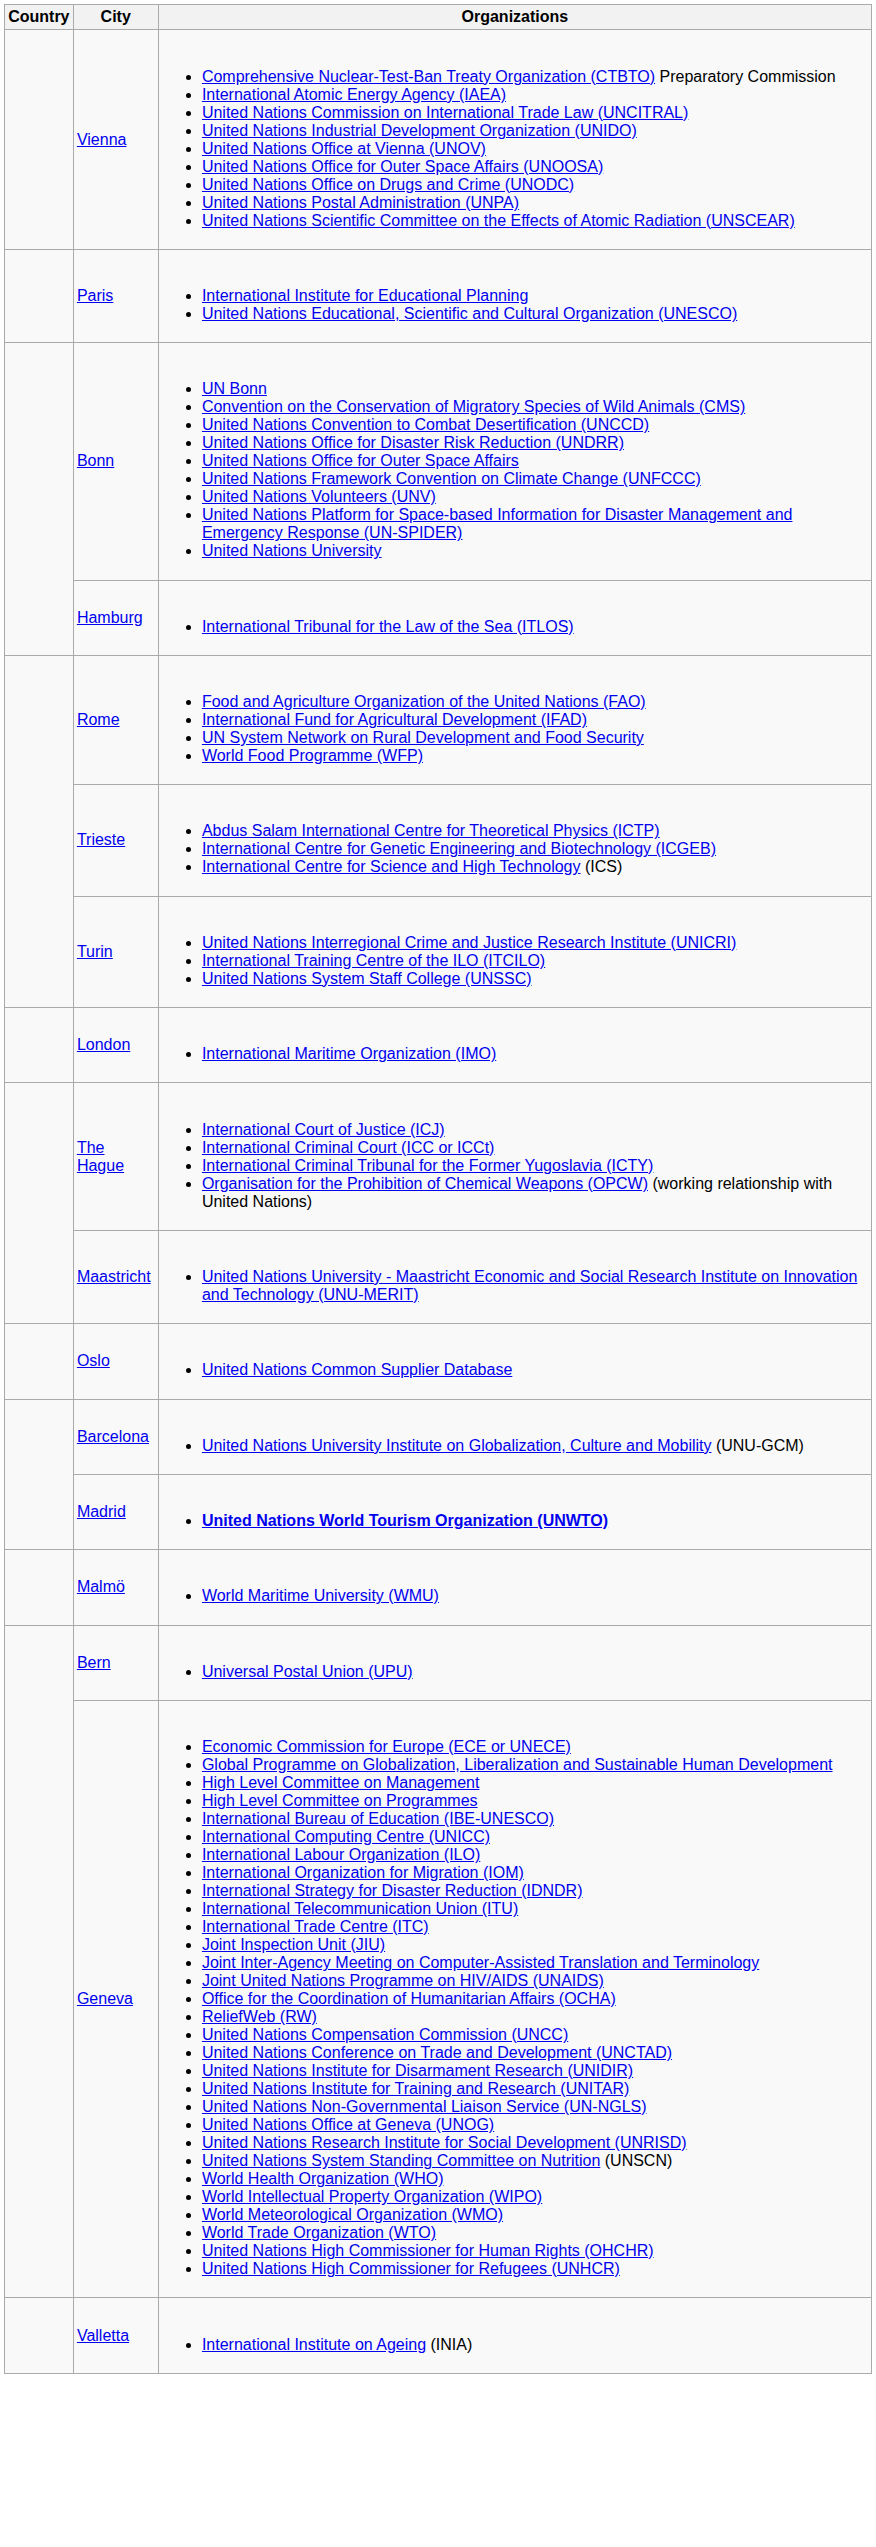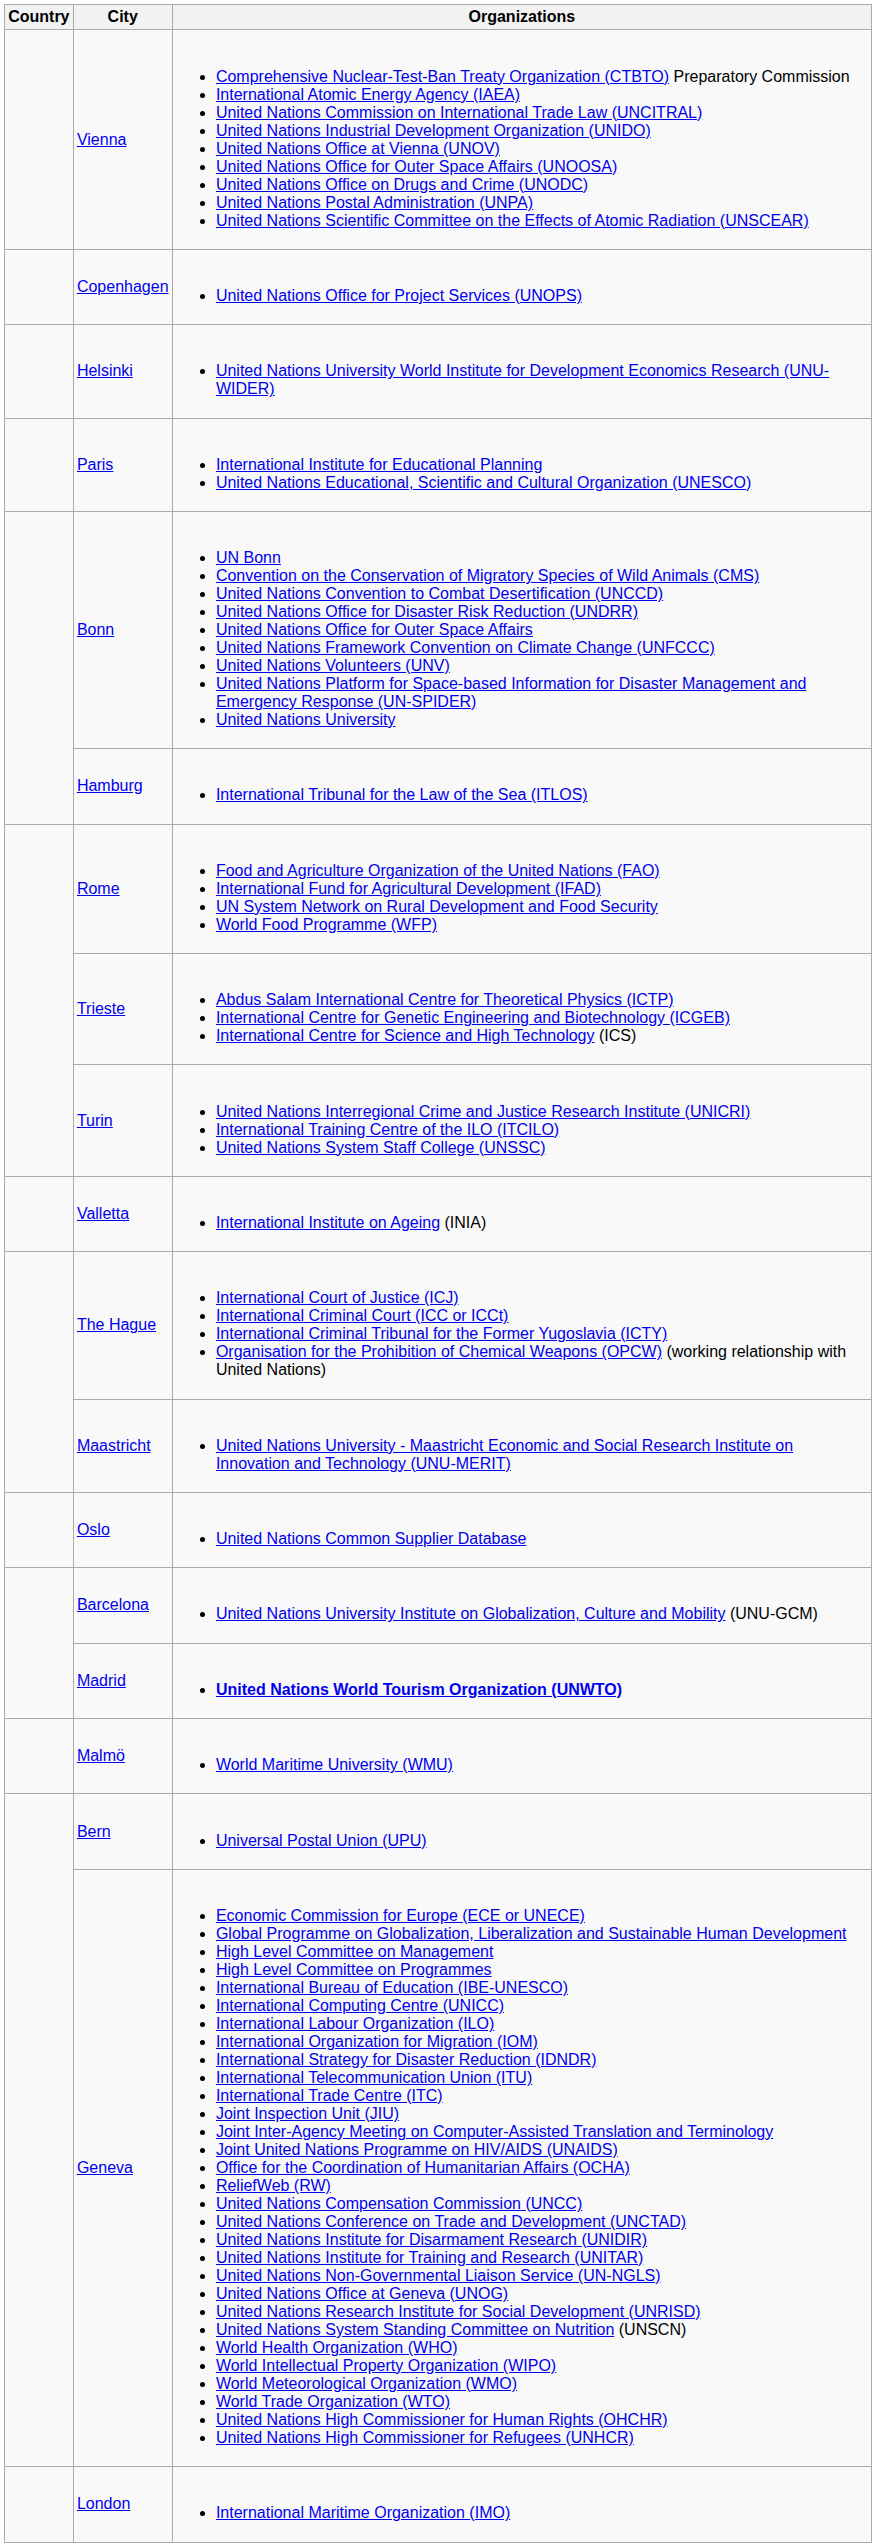+ row: (123, 286)
+ row: (105, 371)
rows swapped: (103, 2335) <-> (104, 1045)
